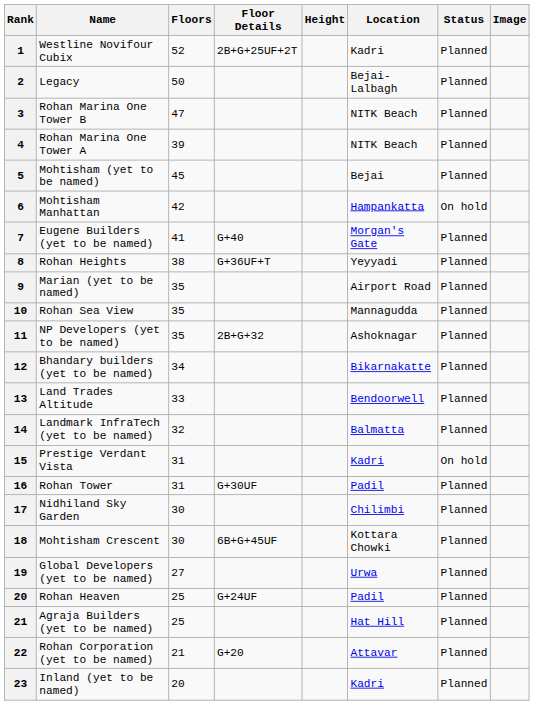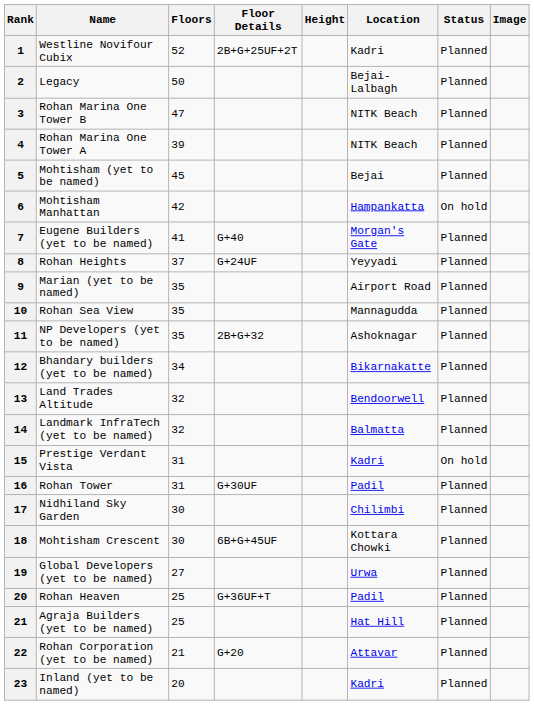(178, 263) 38 -> (178, 263) 37
(244, 263) G+36UF+T -> (237, 263) G+24UF
(178, 399) 33 -> (178, 399) 32
(237, 597) G+24UF -> (244, 597) G+36UF+T
